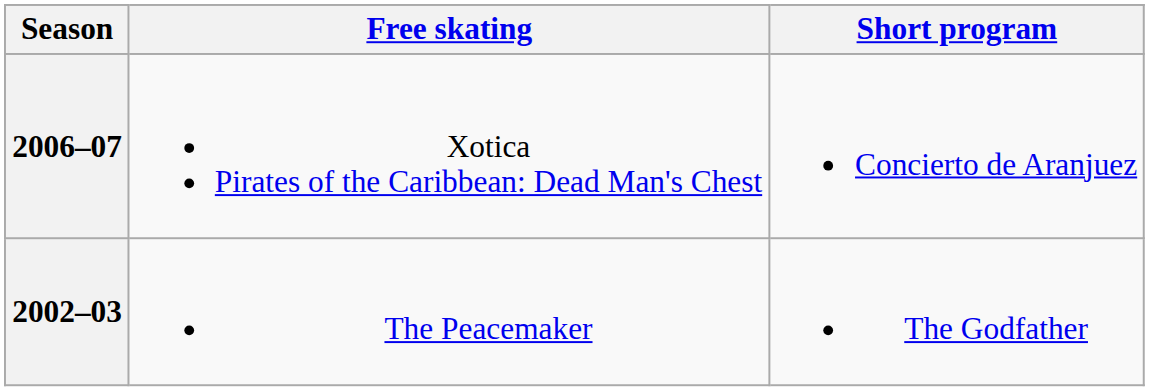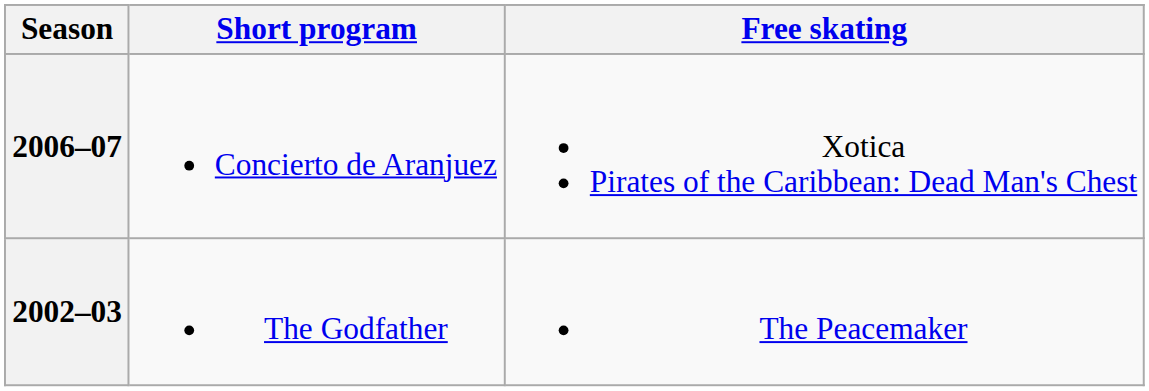columns swapped: (957, 29) <-> (449, 29)
